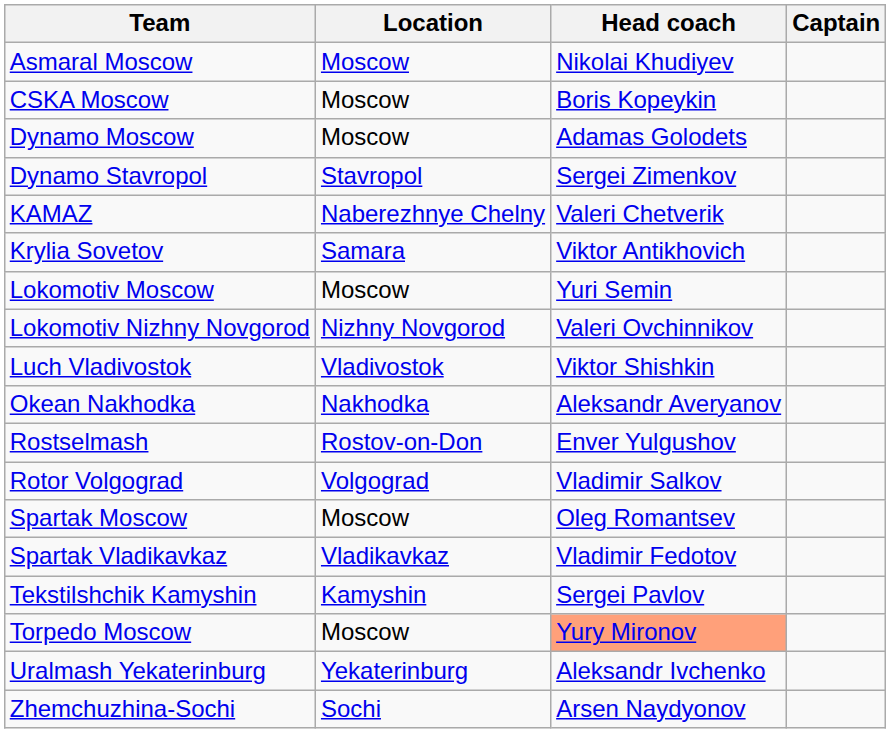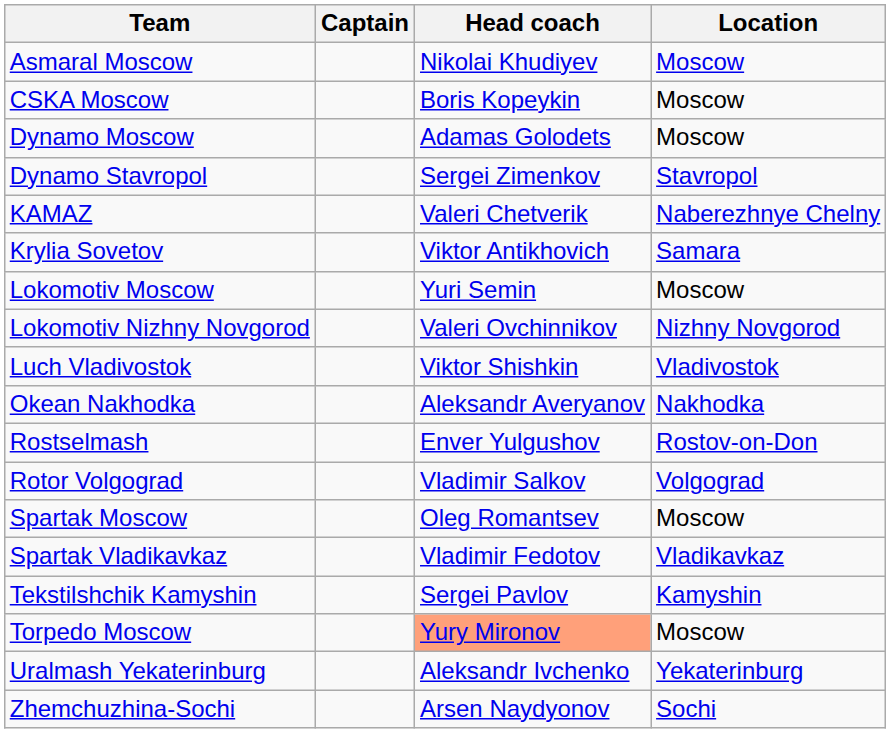columns swapped: (433, 23) <-> (836, 23)
